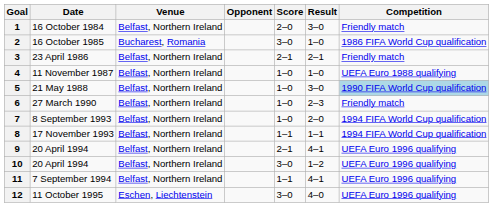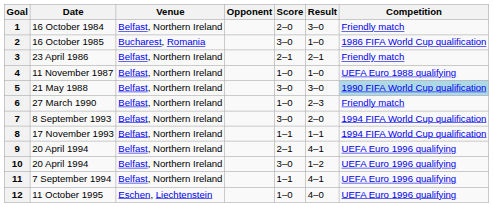(285, 88) 1–0 -> (285, 88) 3–0
(285, 118) 1–0 -> (285, 118) 3–0
(285, 194) 3–0 -> (285, 194) 1–0
